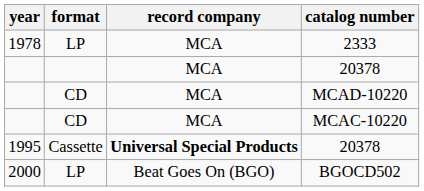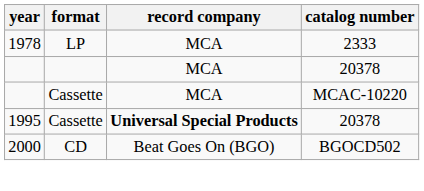- row: (25, 95)
(76, 120) CD -> (76, 95) Cassette
(76, 172) LP -> (76, 146) CD
